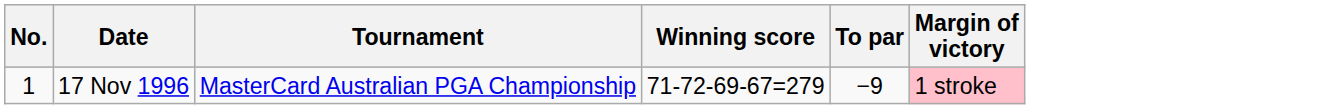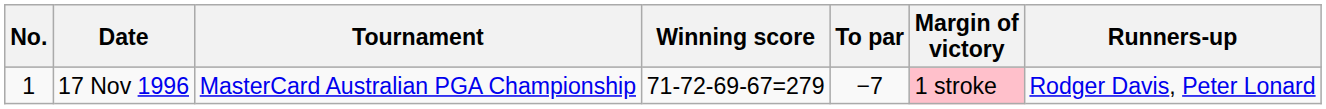+ column: (1173, 36)
(870, 86) −9 -> (870, 86) −7
